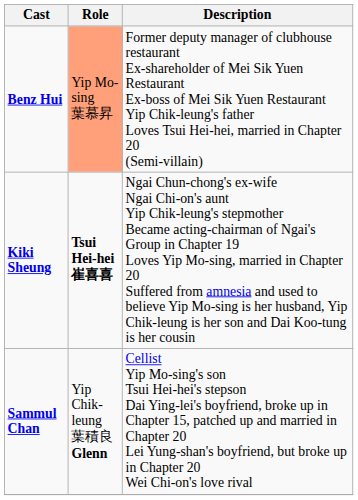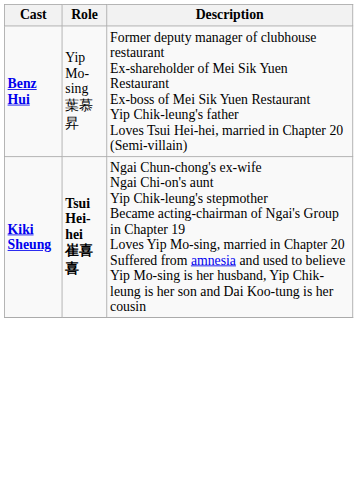(95, 98) lightsalmon background -> (79, 90) no background
- row: (32, 421)
